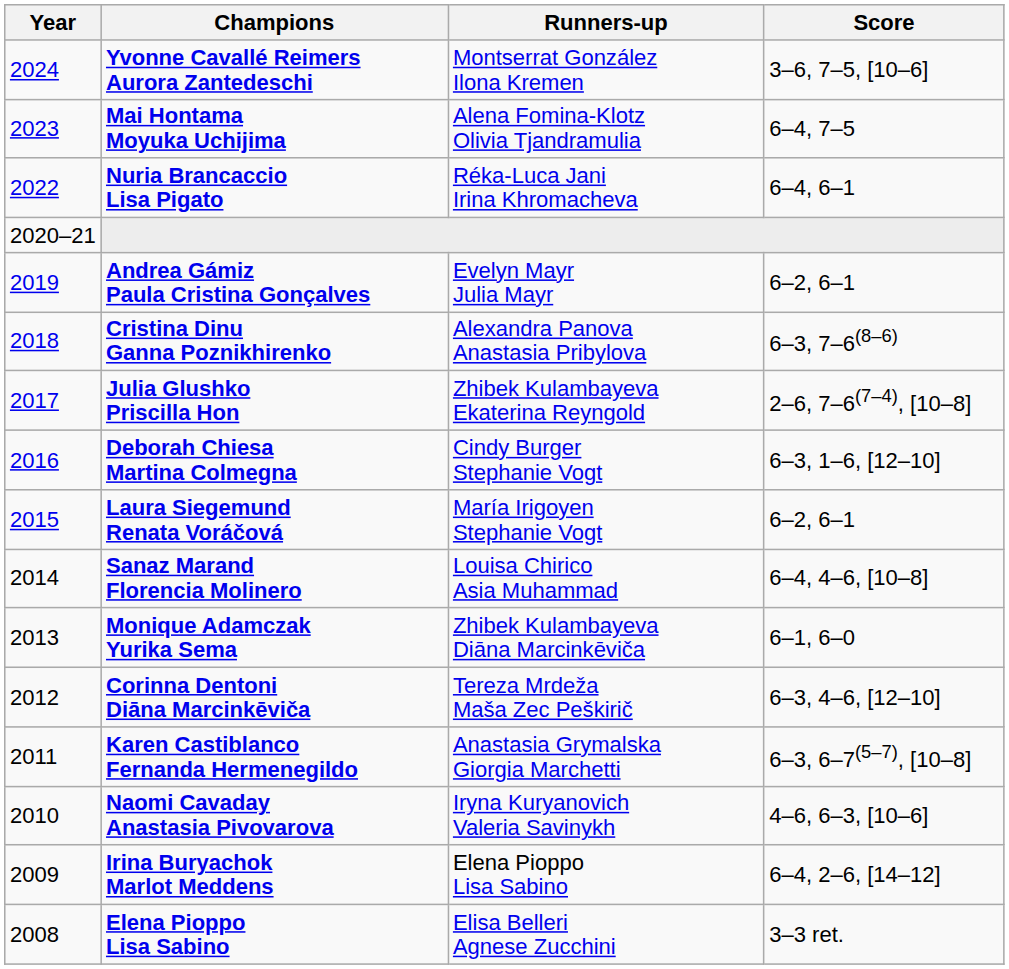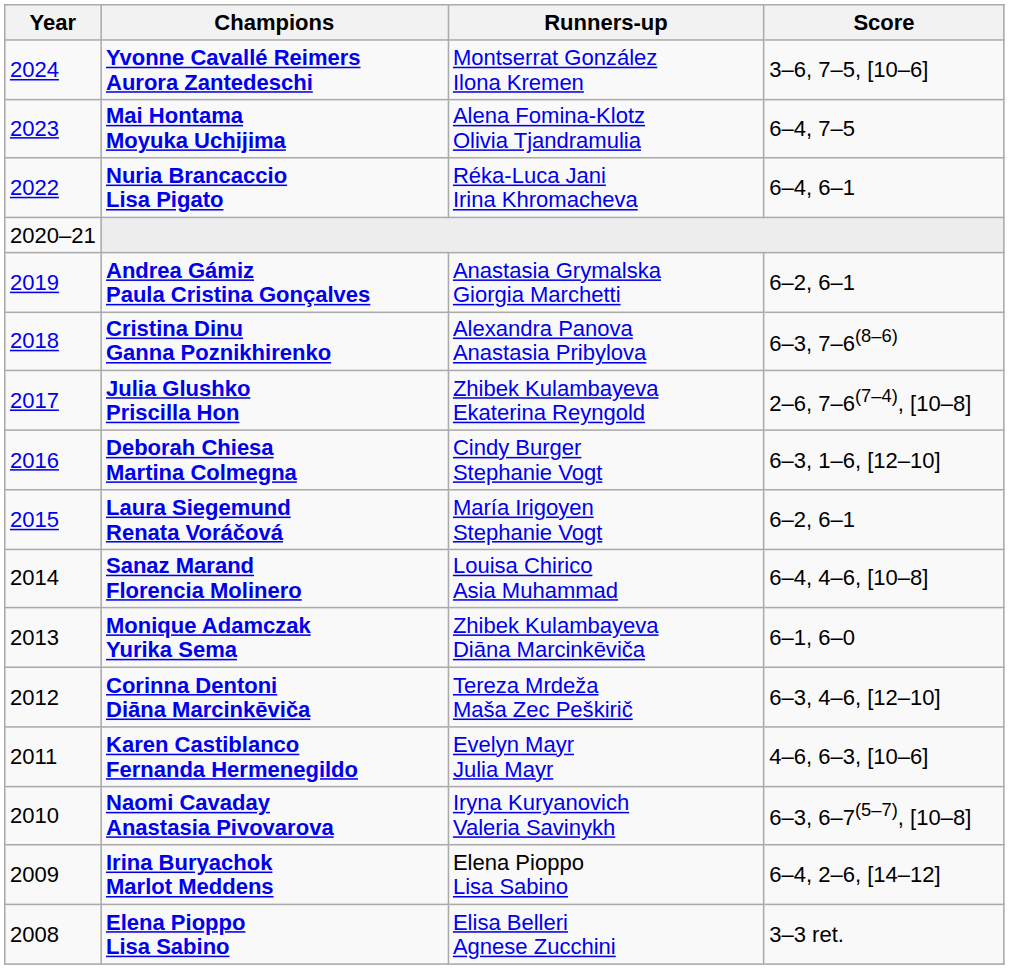(513, 282) Evelyn Mayr Julia Mayr -> (557, 282) Anastasia Grymalska Giorgia Marchetti
(557, 757) Anastasia Grymalska Giorgia Marchetti -> (513, 757) Evelyn Mayr Julia Mayr
(870, 757) 6–3, 6–7(5–7), [10–8] -> (849, 757) 4–6, 6–3, [10–6]
(849, 816) 4–6, 6–3, [10–6] -> (870, 816) 6–3, 6–7(5–7), [10–8]
